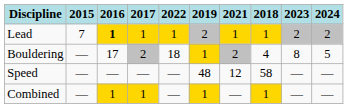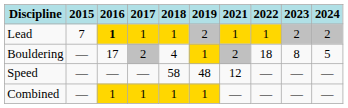columns swapped: (266, 14) <-> (174, 14)
